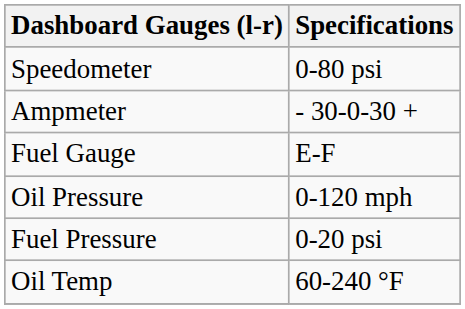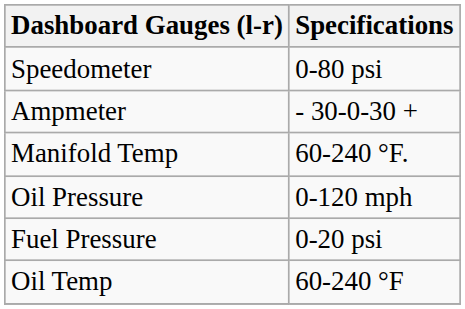- row: (73, 153)
+ row: (95, 153)
